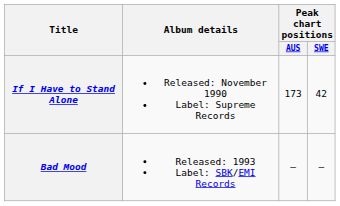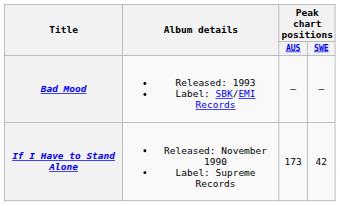rows swapped: (64, 94) <-> (64, 167)
